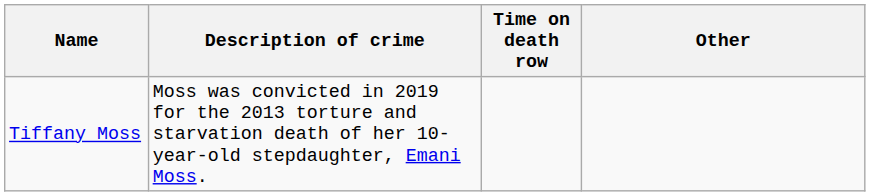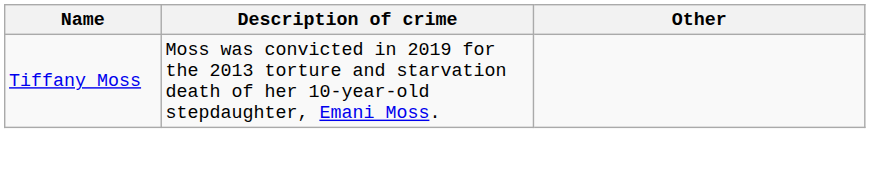- column: (532, 41)
